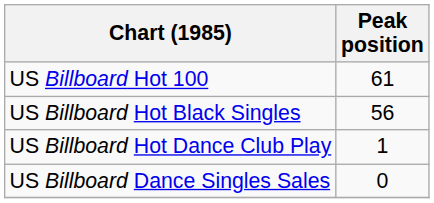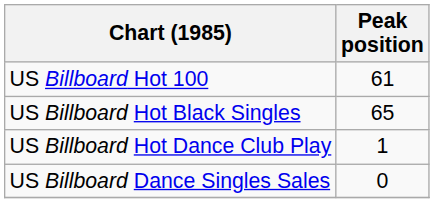(382, 112) 56 -> (382, 112) 65
